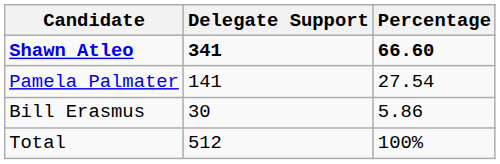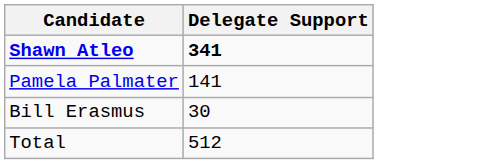- column: (434, 20)
